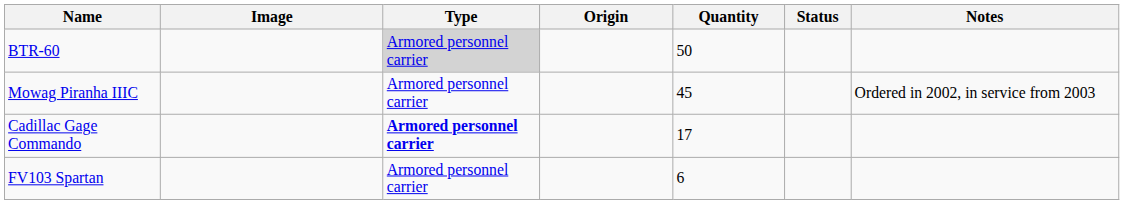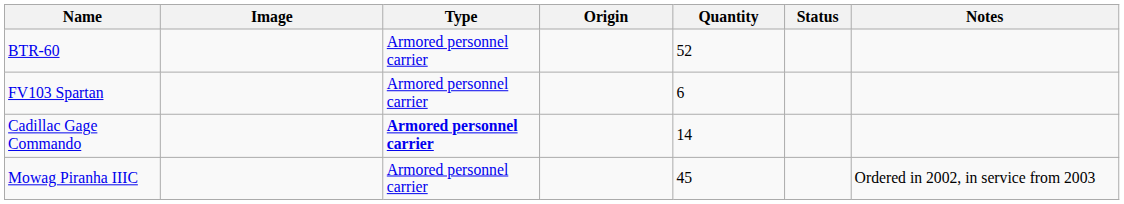(448, 50) lightgrey background -> (448, 50) no background
(684, 50) 50 -> (684, 50) 52
rows swapped: (56, 178) <-> (73, 93)
(684, 135) 17 -> (684, 135) 14
